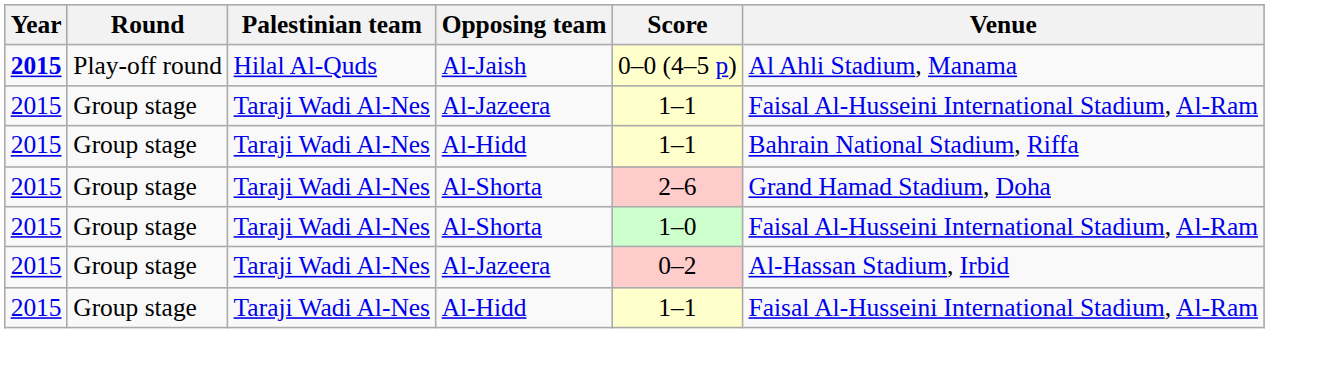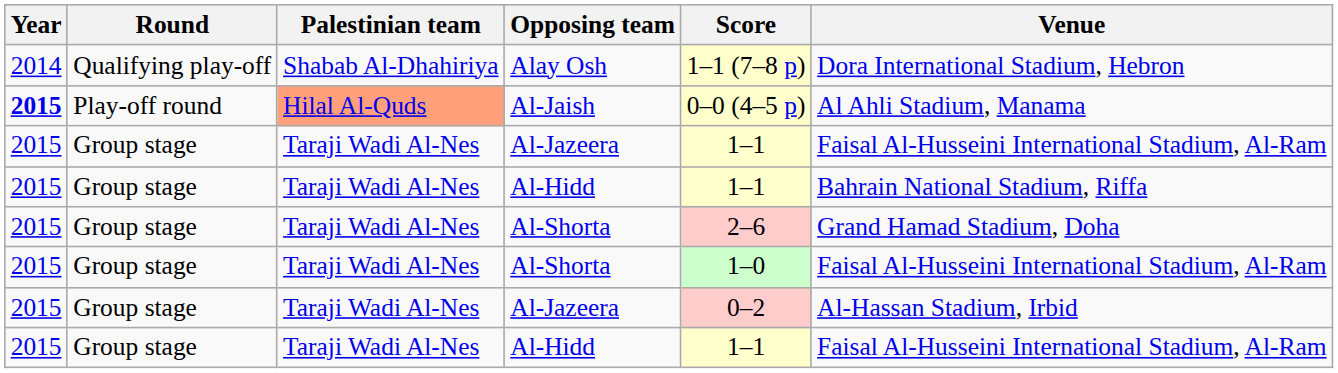+ row: (172, 65)
(305, 65) no background -> (355, 105) lightsalmon background
